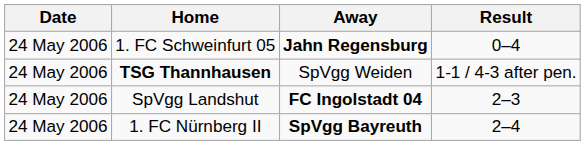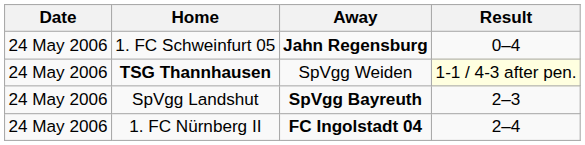(506, 72) no background -> (506, 72) lightyellow background
(355, 99) FC Ingolstadt 04 -> (355, 99) SpVgg Bayreuth
(355, 126) SpVgg Bayreuth -> (355, 126) FC Ingolstadt 04
